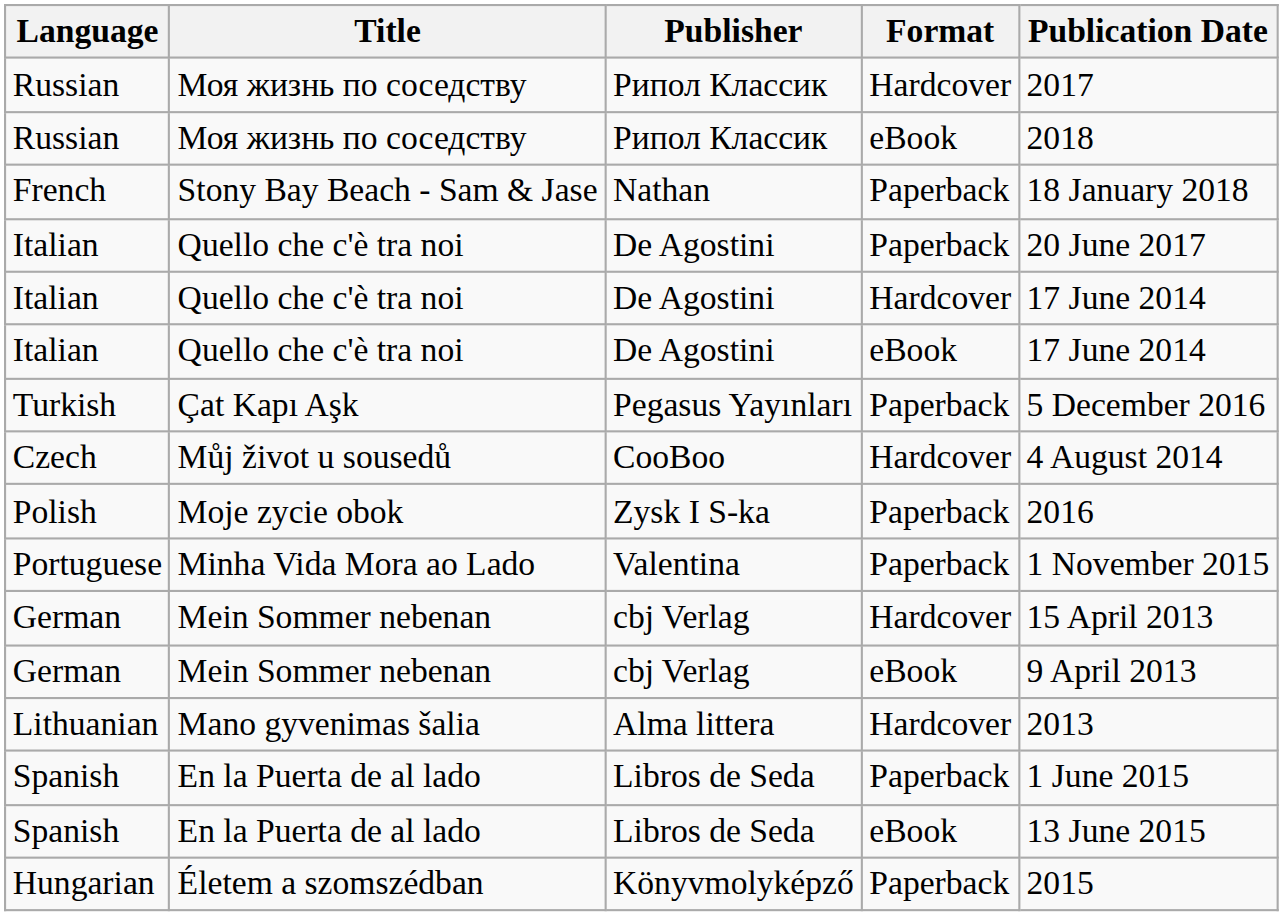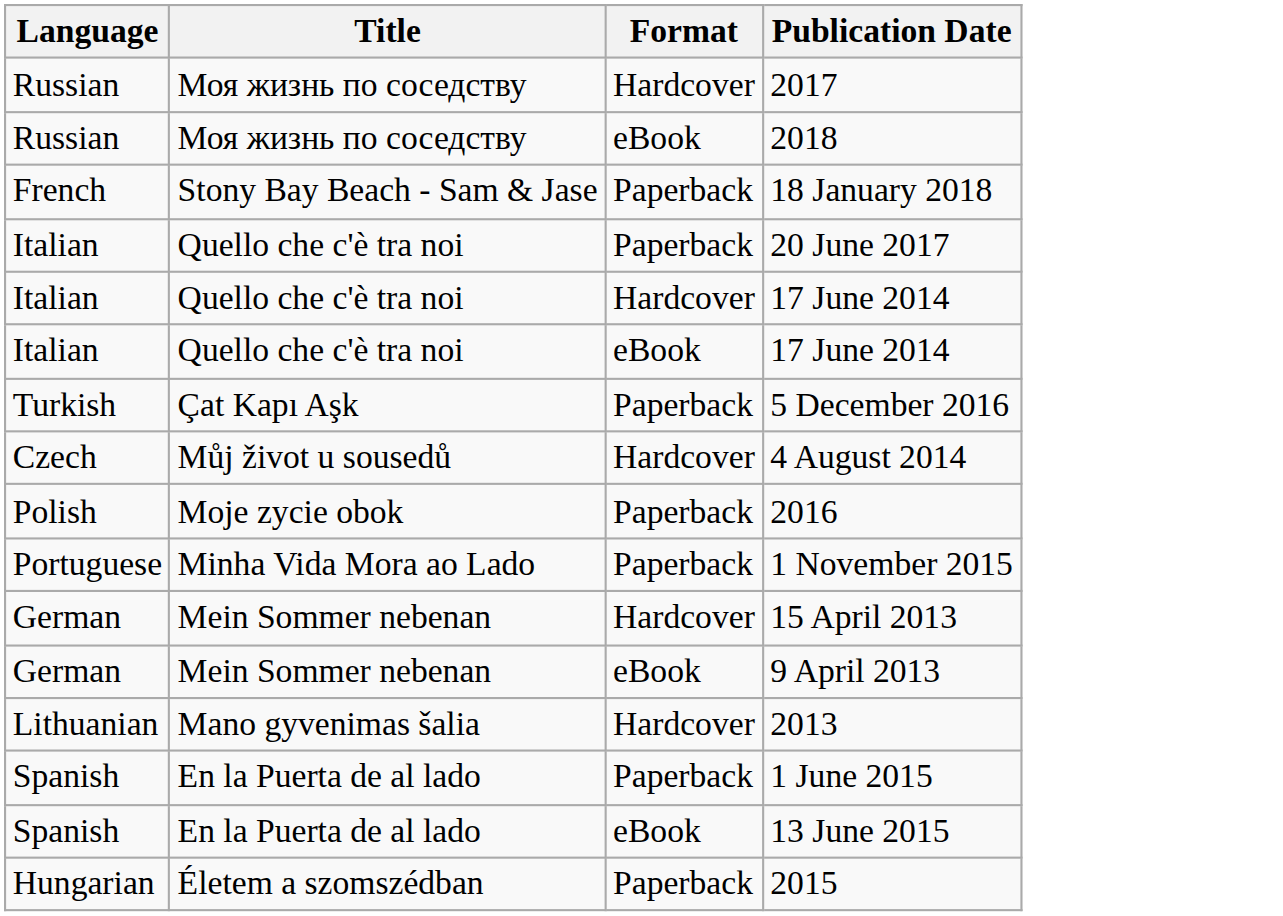- column: (733, 31)
